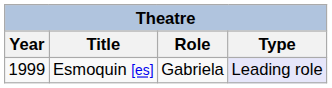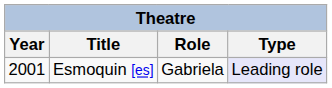(27, 70) 1999 -> (27, 70) 2001
